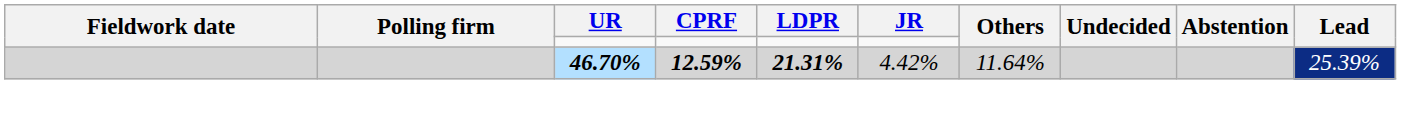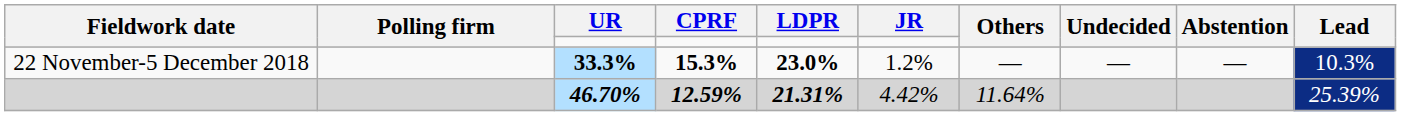+ row: (161, 63)
